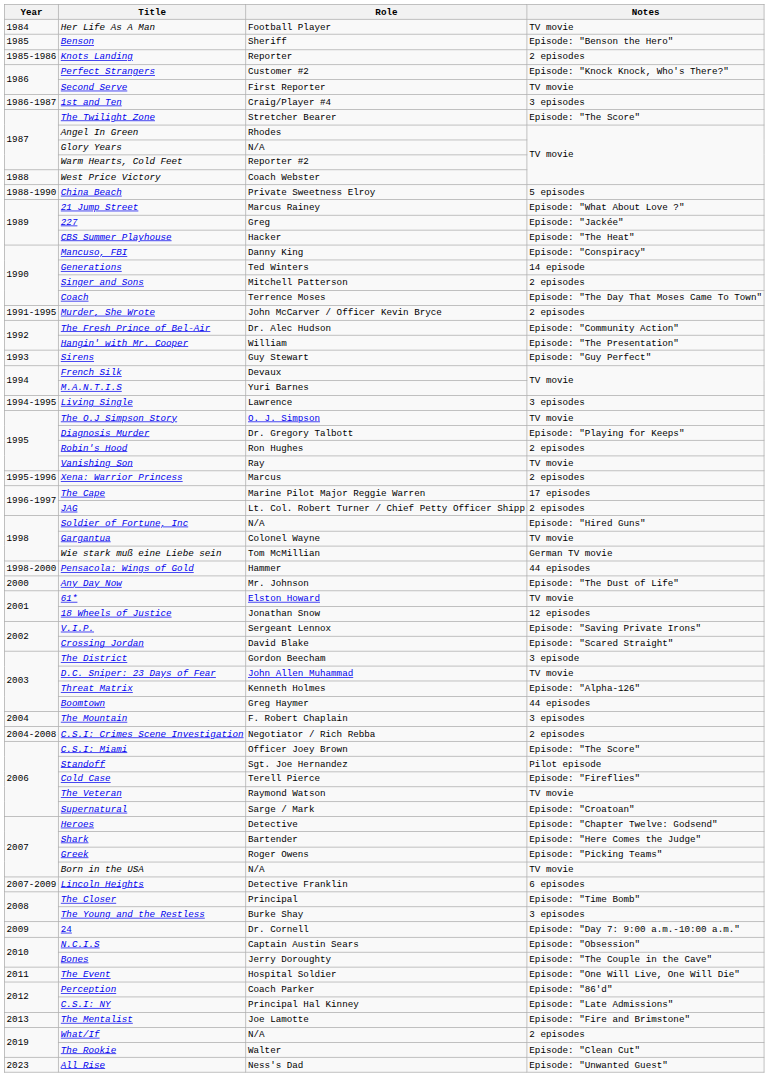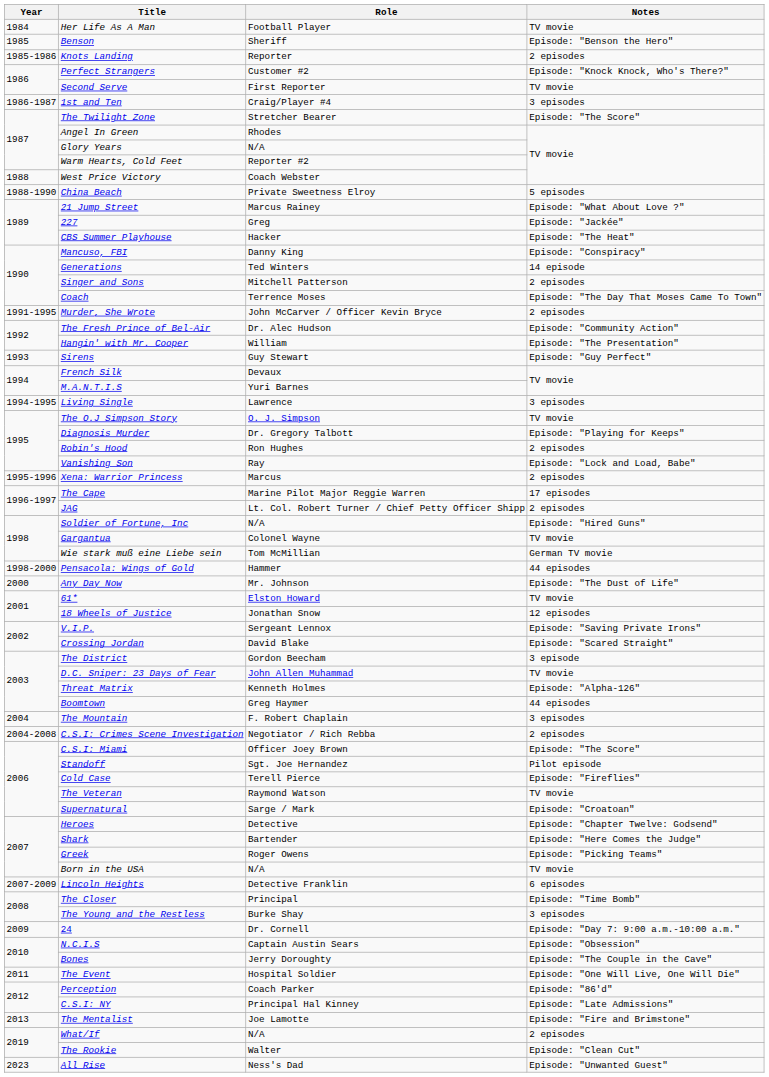(551, 463) TV movie -> (612, 463) Episode: "Lock and Load, Babe"
